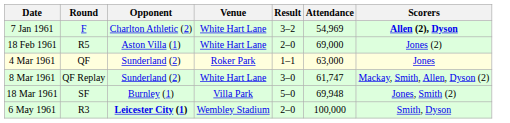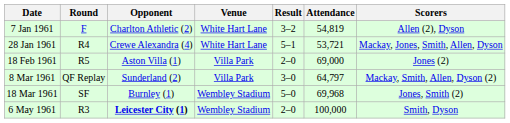(330, 29) 54,969 -> (330, 29) 54,819
(424, 29) bold -> (431, 29) normal
+ row: (32, 45)
(233, 45) White Hart Lane -> (234, 61) Villa Park
- row: (32, 61)
(233, 77) White Hart Lane -> (234, 77) Villa Park
(330, 77) 61,747 -> (330, 77) 64,797
(233, 94) Villa Park -> (234, 94) Wembley Stadium
(330, 94) 69,948 -> (330, 94) 69,968
